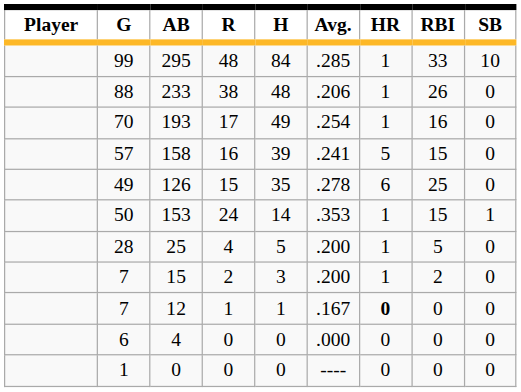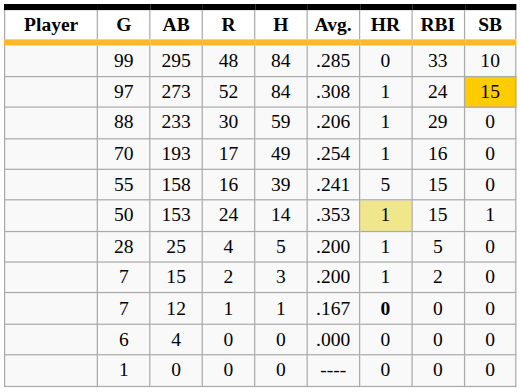(385, 60) 1 -> (385, 60) 0
+ row: (176, 91)
(228, 91) 38 -> (228, 122) 30
(281, 91) 48 -> (281, 122) 59
(438, 91) 26 -> (438, 122) 29
(124, 153) 57 -> (124, 184) 55
- row: (176, 184)
(385, 215) no background -> (385, 215) khaki background
